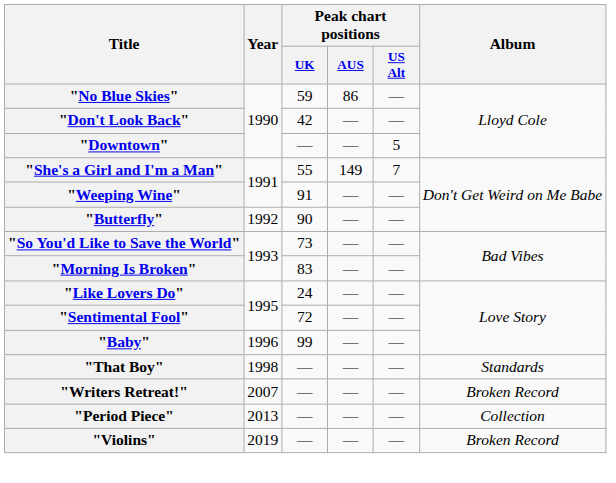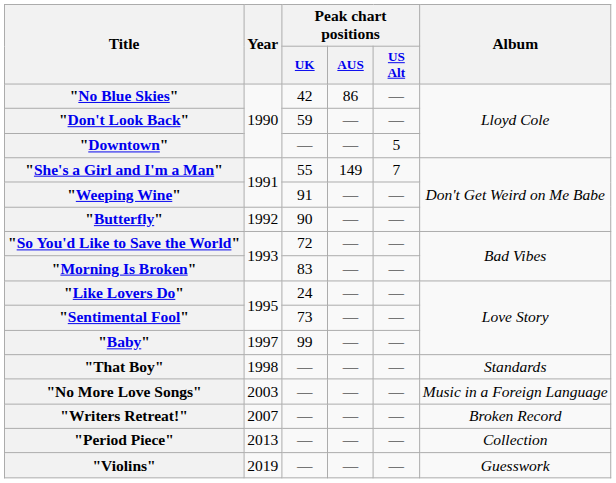(305, 96) 59 -> (305, 96) 42
(305, 120) 42 -> (305, 120) 59
(305, 243) 73 -> (305, 243) 72
(305, 317) 72 -> (305, 317) 73
(263, 342) 1996 -> (263, 342) 1997
+ row: (124, 391)
(513, 440) Broken Record -> (515, 465) Guesswork
